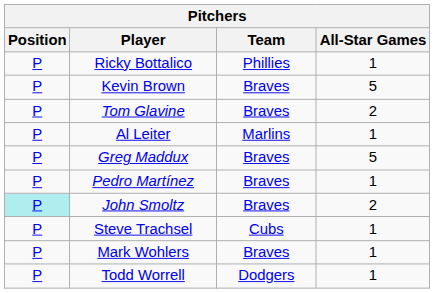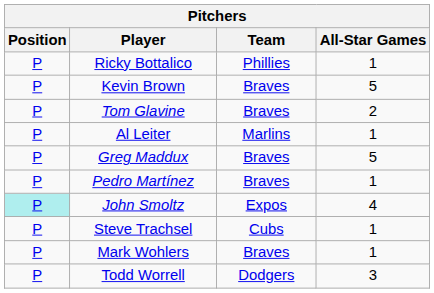(266, 205) Braves -> (266, 205) Expos
(373, 205) 2 -> (373, 205) 4
(373, 275) 1 -> (373, 275) 3
